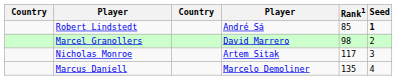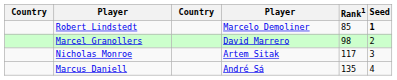(244, 27) André Sá -> (266, 27) Marcelo Demoliner
(266, 68) Marcelo Demoliner -> (244, 68) André Sá
